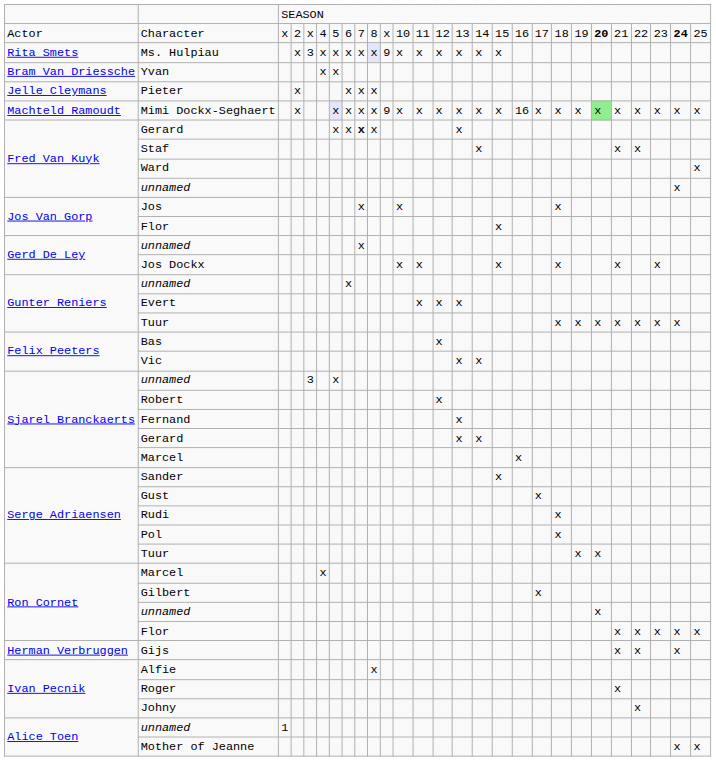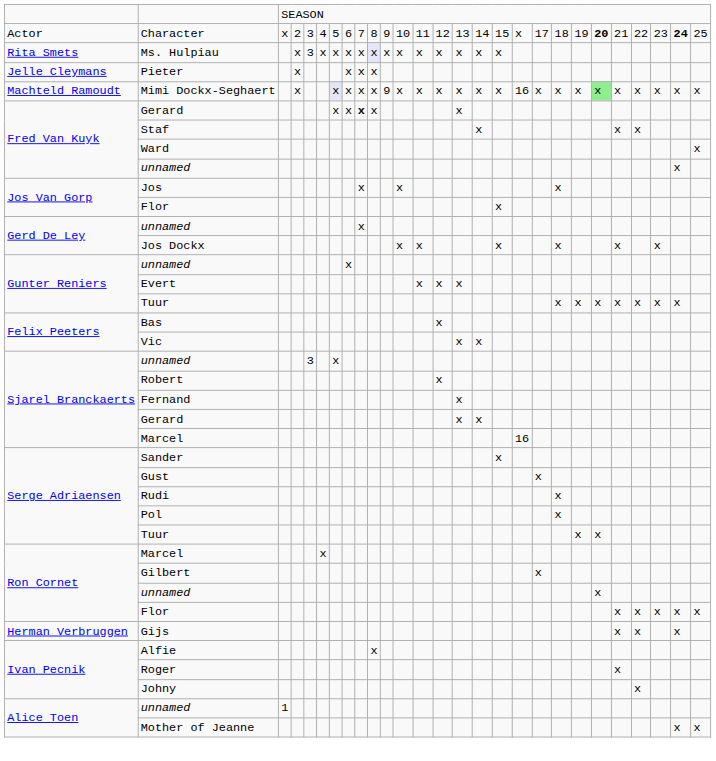(310, 33) x -> (310, 33) 3
(387, 33) x -> (387, 33) 9
(522, 33) 16 -> (518, 33) x
(387, 53) 9 -> (387, 53) x
- row: (71, 72)
(518, 458) x -> (522, 438) 16
